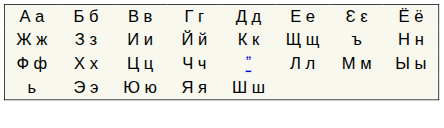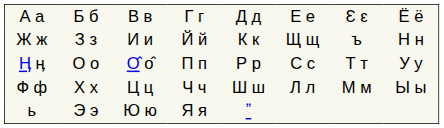+ row: (32, 64)
(248, 64) ˮ -> (248, 87) Ш ш
(248, 87) Ш ш -> (248, 111) ˮ
